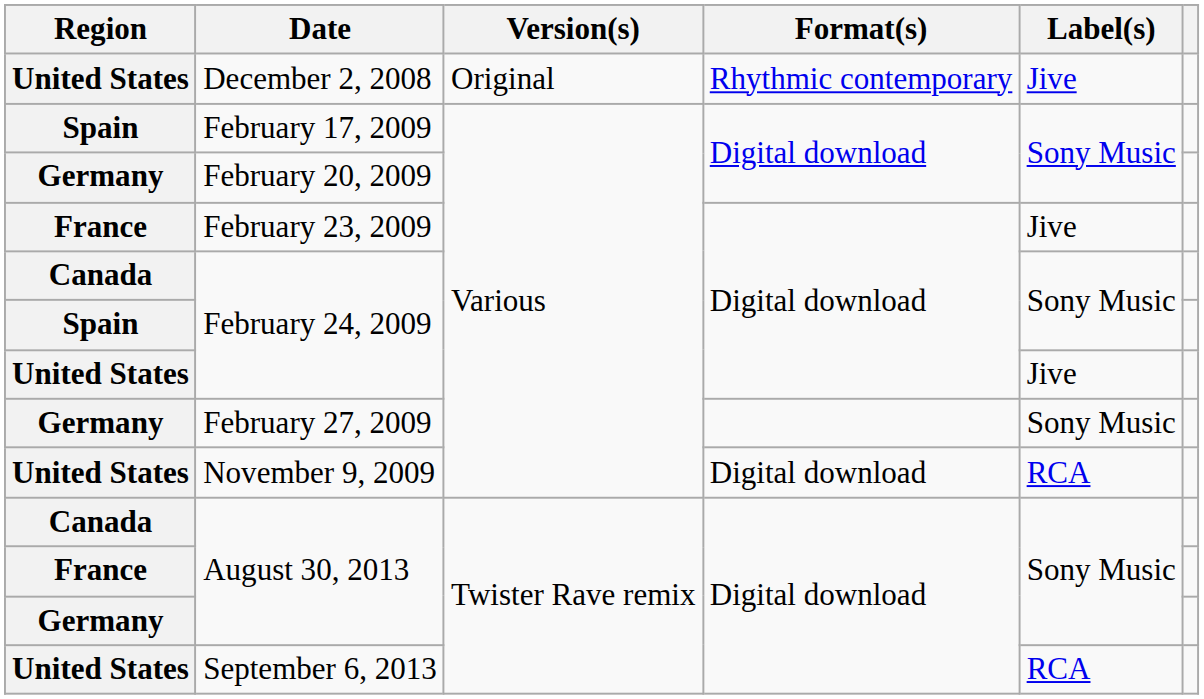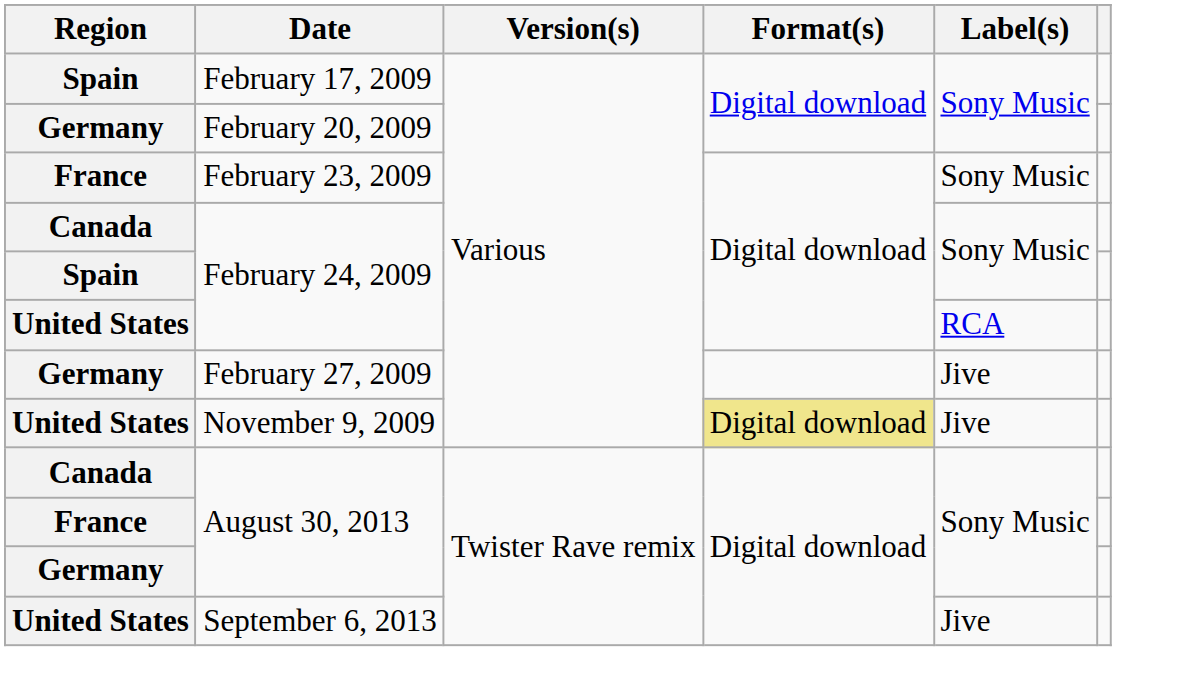- row: (100, 78)
(1052, 226) Jive -> (1015, 176) Sony Music
(1052, 373) Jive -> (972, 324) RCA
(1101, 422) Sony Music -> (965, 373) Jive
(818, 472) no background -> (818, 422) khaki background
(1059, 472) RCA -> (965, 422) Jive
(1059, 669) RCA -> (965, 619) Jive
